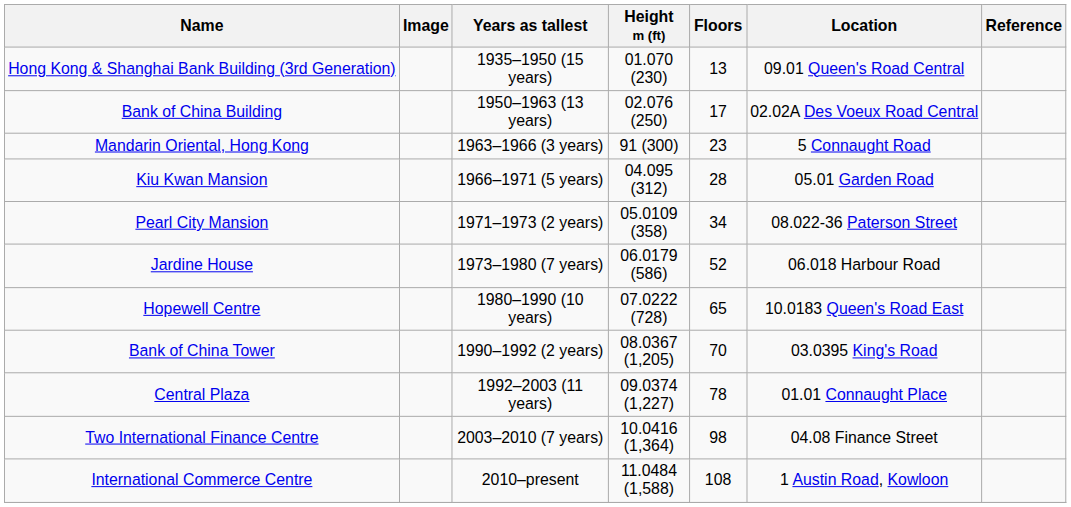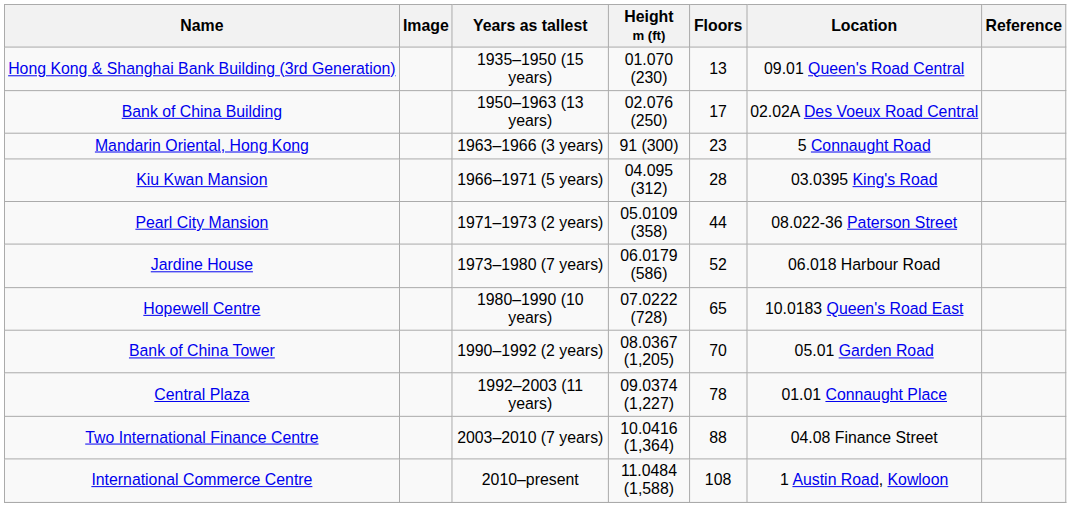(864, 179) 05.01 Garden Road -> (864, 179) 03.0395 King's Road
(718, 222) 34 -> (718, 222) 44
(864, 351) 03.0395 King's Road -> (864, 351) 05.01 Garden Road
(718, 437) 98 -> (718, 437) 88
